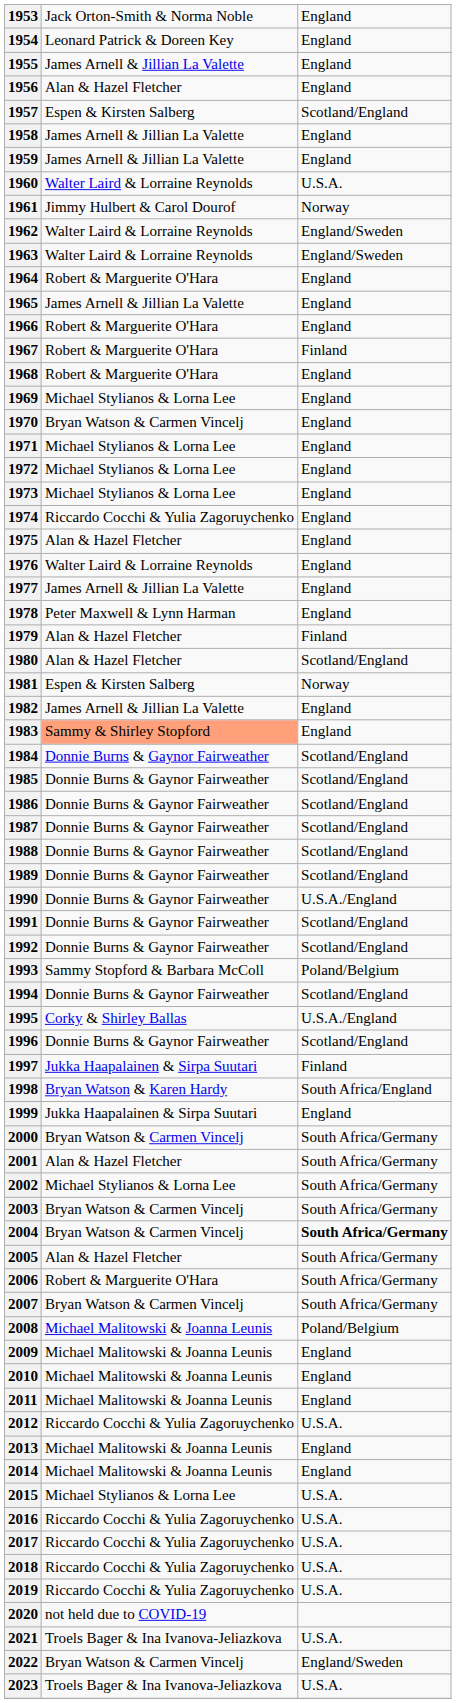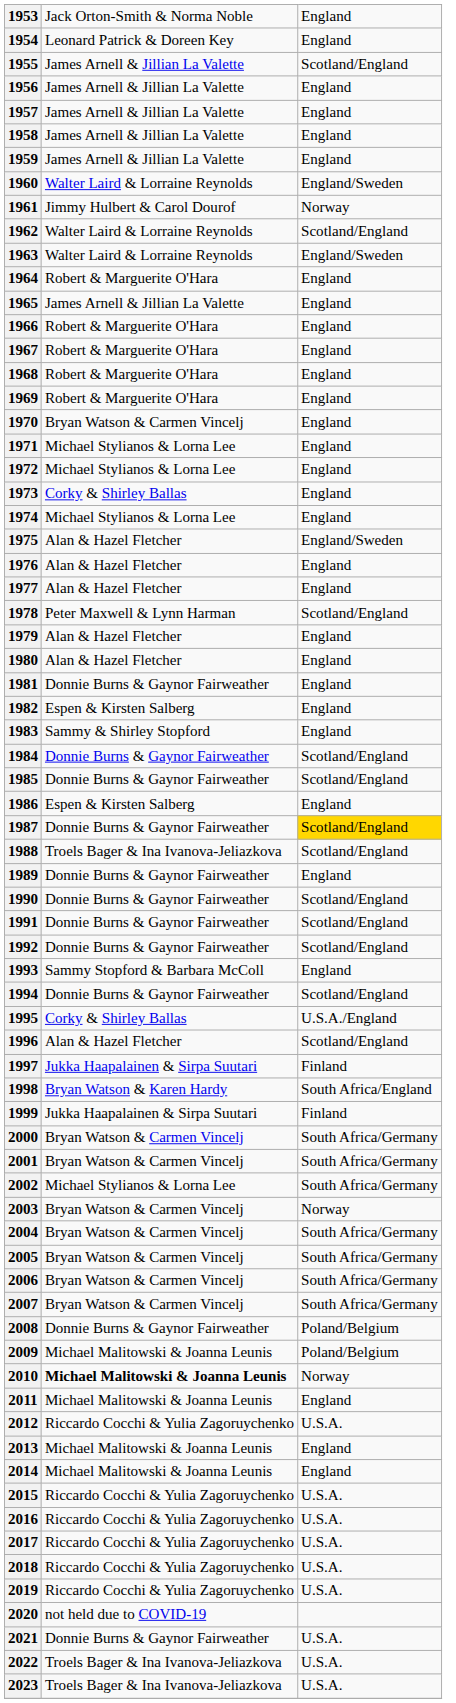(326, 64) England -> (355, 64) Scotland/England
(113, 87) Alan & Hazel Fletcher -> (144, 87) James Arnell & Jillian La Valette
(120, 111) Espen & Kirsten Salberg -> (144, 111) James Arnell & Jillian La Valette
(355, 111) Scotland/England -> (326, 111) England
(322, 183) U.S.A. -> (352, 183) England/Sweden
(352, 231) England/Sweden -> (355, 231) Scotland/England
(324, 350) Finland -> (326, 350) England
(140, 398) Michael Stylianos & Lorna Lee -> (132, 398) Robert & Marguerite O'Hara
(140, 493) Michael Stylianos & Lorna Lee -> (116, 493) Corky & Shirley Ballas
(170, 517) Riccardo Cocchi & Yulia Zagoruychenko -> (140, 517) Michael Stylianos & Lorna Lee
(326, 541) England -> (352, 541) England/Sweden
(149, 565) Walter Laird & Lorraine Reynolds -> (113, 565) Alan & Hazel Fletcher
(144, 588) James Arnell & Jillian La Valette -> (113, 588) Alan & Hazel Fletcher
(326, 612) England -> (355, 612) Scotland/England
(324, 636) Finland -> (326, 636) England
(355, 660) Scotland/England -> (326, 660) England
(120, 684) Espen & Kirsten Salberg -> (157, 684) Donnie Burns & Gaynor Fairweather
(325, 684) Norway -> (326, 684) England
(144, 708) James Arnell & Jillian La Valette -> (120, 708) Espen & Kirsten Salberg
(127, 732) lightsalmon background -> (127, 732) no background
(157, 803) Donnie Burns & Gaynor Fairweather -> (120, 803) Espen & Kirsten Salberg
(355, 803) Scotland/England -> (326, 803) England
(355, 827) no background -> (355, 827) gold background
(157, 851) Donnie Burns & Gaynor Fairweather -> (163, 851) Troels Bager & Ina Ivanova-Jeliazkova
(355, 875) Scotland/England -> (326, 875) England
(349, 898) U.S.A./England -> (355, 898) Scotland/England
(350, 970) Poland/Belgium -> (326, 970) England
(157, 1042) Donnie Burns & Gaynor Fairweather -> (113, 1042) Alan & Hazel Fletcher
(326, 1113) England -> (324, 1113) Finland
(113, 1161) Alan & Hazel Fletcher -> (144, 1161) Bryan Watson & Carmen Vincelj
(369, 1209) South Africa/Germany -> (325, 1209) Norway
(374, 1232) bold -> (369, 1232) normal
(113, 1256) Alan & Hazel Fletcher -> (144, 1256) Bryan Watson & Carmen Vincelj
(132, 1280) Robert & Marguerite O'Hara -> (144, 1280) Bryan Watson & Carmen Vincelj
(159, 1328) Michael Malitowski & Joanna Leunis -> (157, 1328) Donnie Burns & Gaynor Fairweather
(326, 1352) England -> (350, 1352) Poland/Belgium
(159, 1376) normal -> (166, 1376) bold
(326, 1376) England -> (325, 1376) Norway
(140, 1495) Michael Stylianos & Lorna Lee -> (170, 1495) Riccardo Cocchi & Yulia Zagoruychenko
(163, 1638) Troels Bager & Ina Ivanova-Jeliazkova -> (157, 1638) Donnie Burns & Gaynor Fairweather
(144, 1662) Bryan Watson & Carmen Vincelj -> (163, 1662) Troels Bager & Ina Ivanova-Jeliazkova
(352, 1662) England/Sweden -> (322, 1662) U.S.A.
